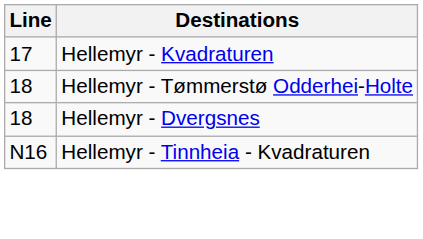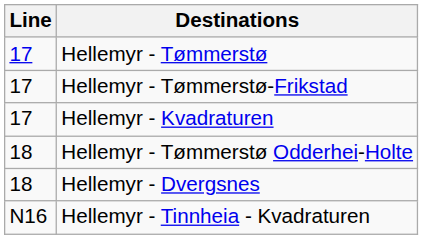+ row: (164, 53)
+ row: (204, 86)
